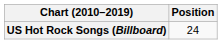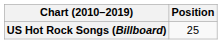(193, 30) 24 -> (193, 30) 25
